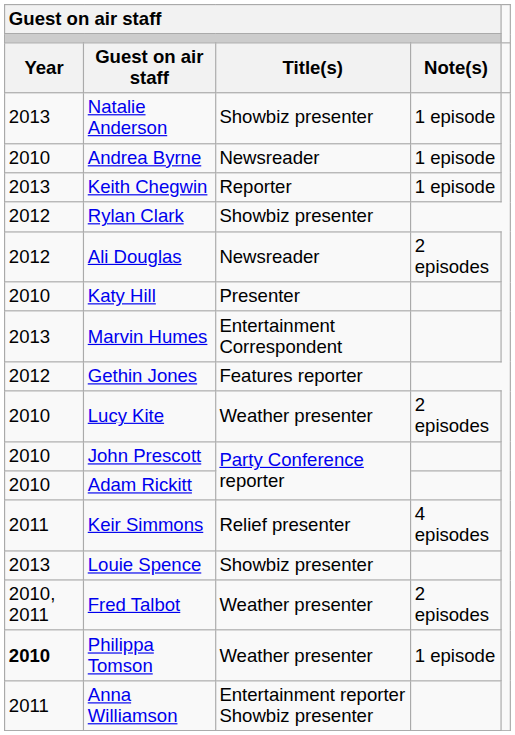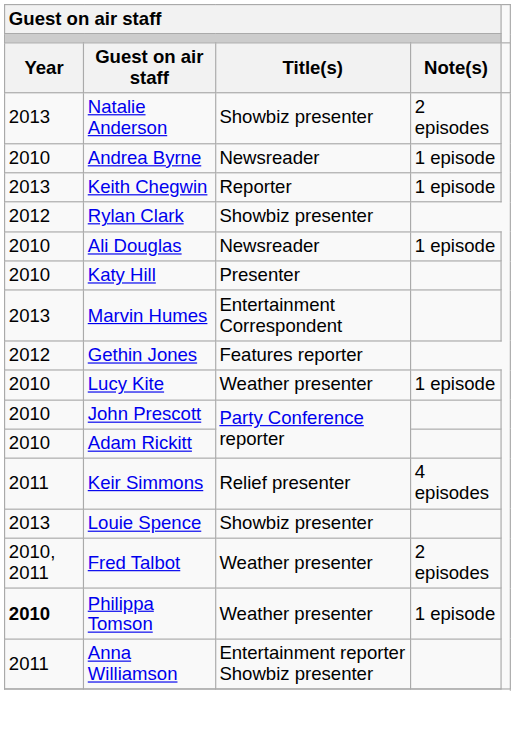(455, 117) 1 episode -> (452, 117) 2 episodes
(30, 256) 2012 -> (30, 246) 2010
(452, 256) 2 episodes -> (455, 246) 1 episode
(452, 416) 2 episodes -> (455, 384) 1 episode
